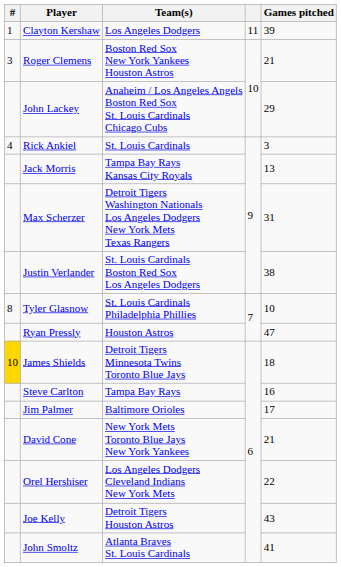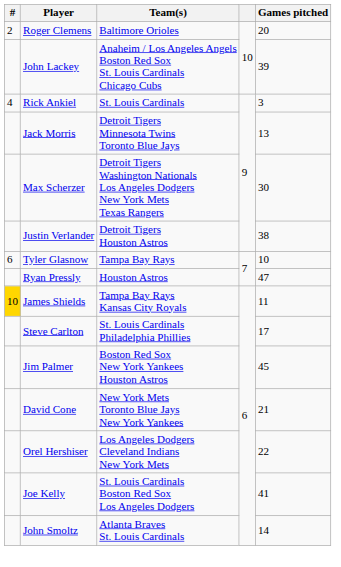- row: (61, 30)
(10, 60) 3 -> (10, 30) 2
(147, 60) Boston Red Sox New York Yankees Houston Astros -> (139, 30) Baltimore Orioles
(269, 60) 21 -> (263, 30) 20
(269, 109) 29 -> (263, 66) 39
(149, 169) Tampa Bay Rays Kansas City Royals -> (139, 133) Detroit Tigers Minnesota Twins Toronto Blue Jays
(269, 217) 31 -> (263, 187) 30
(153, 272) St. Louis Cardinals Boston Red Sox Los Angeles Dodgers -> (134, 236) Detroit Tigers Houston Astros
(10, 308) 8 -> (10, 260) 6
(151, 308) St. Louis Cardinals Philadelphia Phillies -> (137, 260) Tampa Bay Rays
(145, 362) Detroit Tigers Minnesota Twins Toronto Blue Jays -> (143, 301) Tampa Bay Rays Kansas City Royals
(269, 362) 18 -> (263, 301) 11
(143, 392) Tampa Bay Rays -> (145, 331) St. Louis Cardinals Philadelphia Phillies
(269, 392) 16 -> (263, 331) 17
(145, 409) Baltimore Orioles -> (141, 367) Boston Red Sox New York Yankees Houston Astros
(269, 409) 17 -> (263, 367) 45
(139, 518) Detroit Tigers Houston Astros -> (147, 494) St. Louis Cardinals Boston Red Sox Los Angeles Dodgers
(269, 518) 43 -> (263, 494) 41
(269, 548) 41 -> (263, 530) 14
